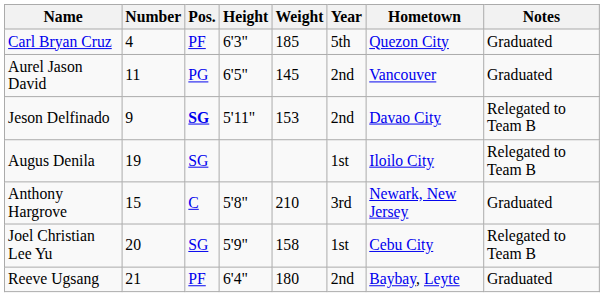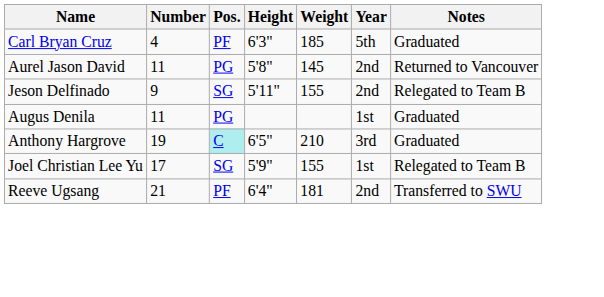- column: (425, 16)
(235, 75) 6'5" -> (260, 66) 5'8"
(520, 75) Graduated -> (466, 66) Returned to Vancouver
(199, 117) bold -> (223, 91) normal
(287, 117) 153 -> (312, 91) 155
(133, 160) 19 -> (158, 116) 11
(198, 160) SG -> (223, 116) PG
(526, 160) Relegated to Team B -> (427, 116) Graduated
(133, 203) 15 -> (158, 141) 19
(194, 203) no background -> (218, 141) paleturquoise background
(235, 203) 5'8" -> (260, 141) 6'5"
(133, 245) 20 -> (158, 166) 17
(287, 245) 158 -> (312, 166) 155
(287, 279) 180 -> (312, 191) 181
(520, 279) Graduated -> (458, 191) Transferred to SWU
